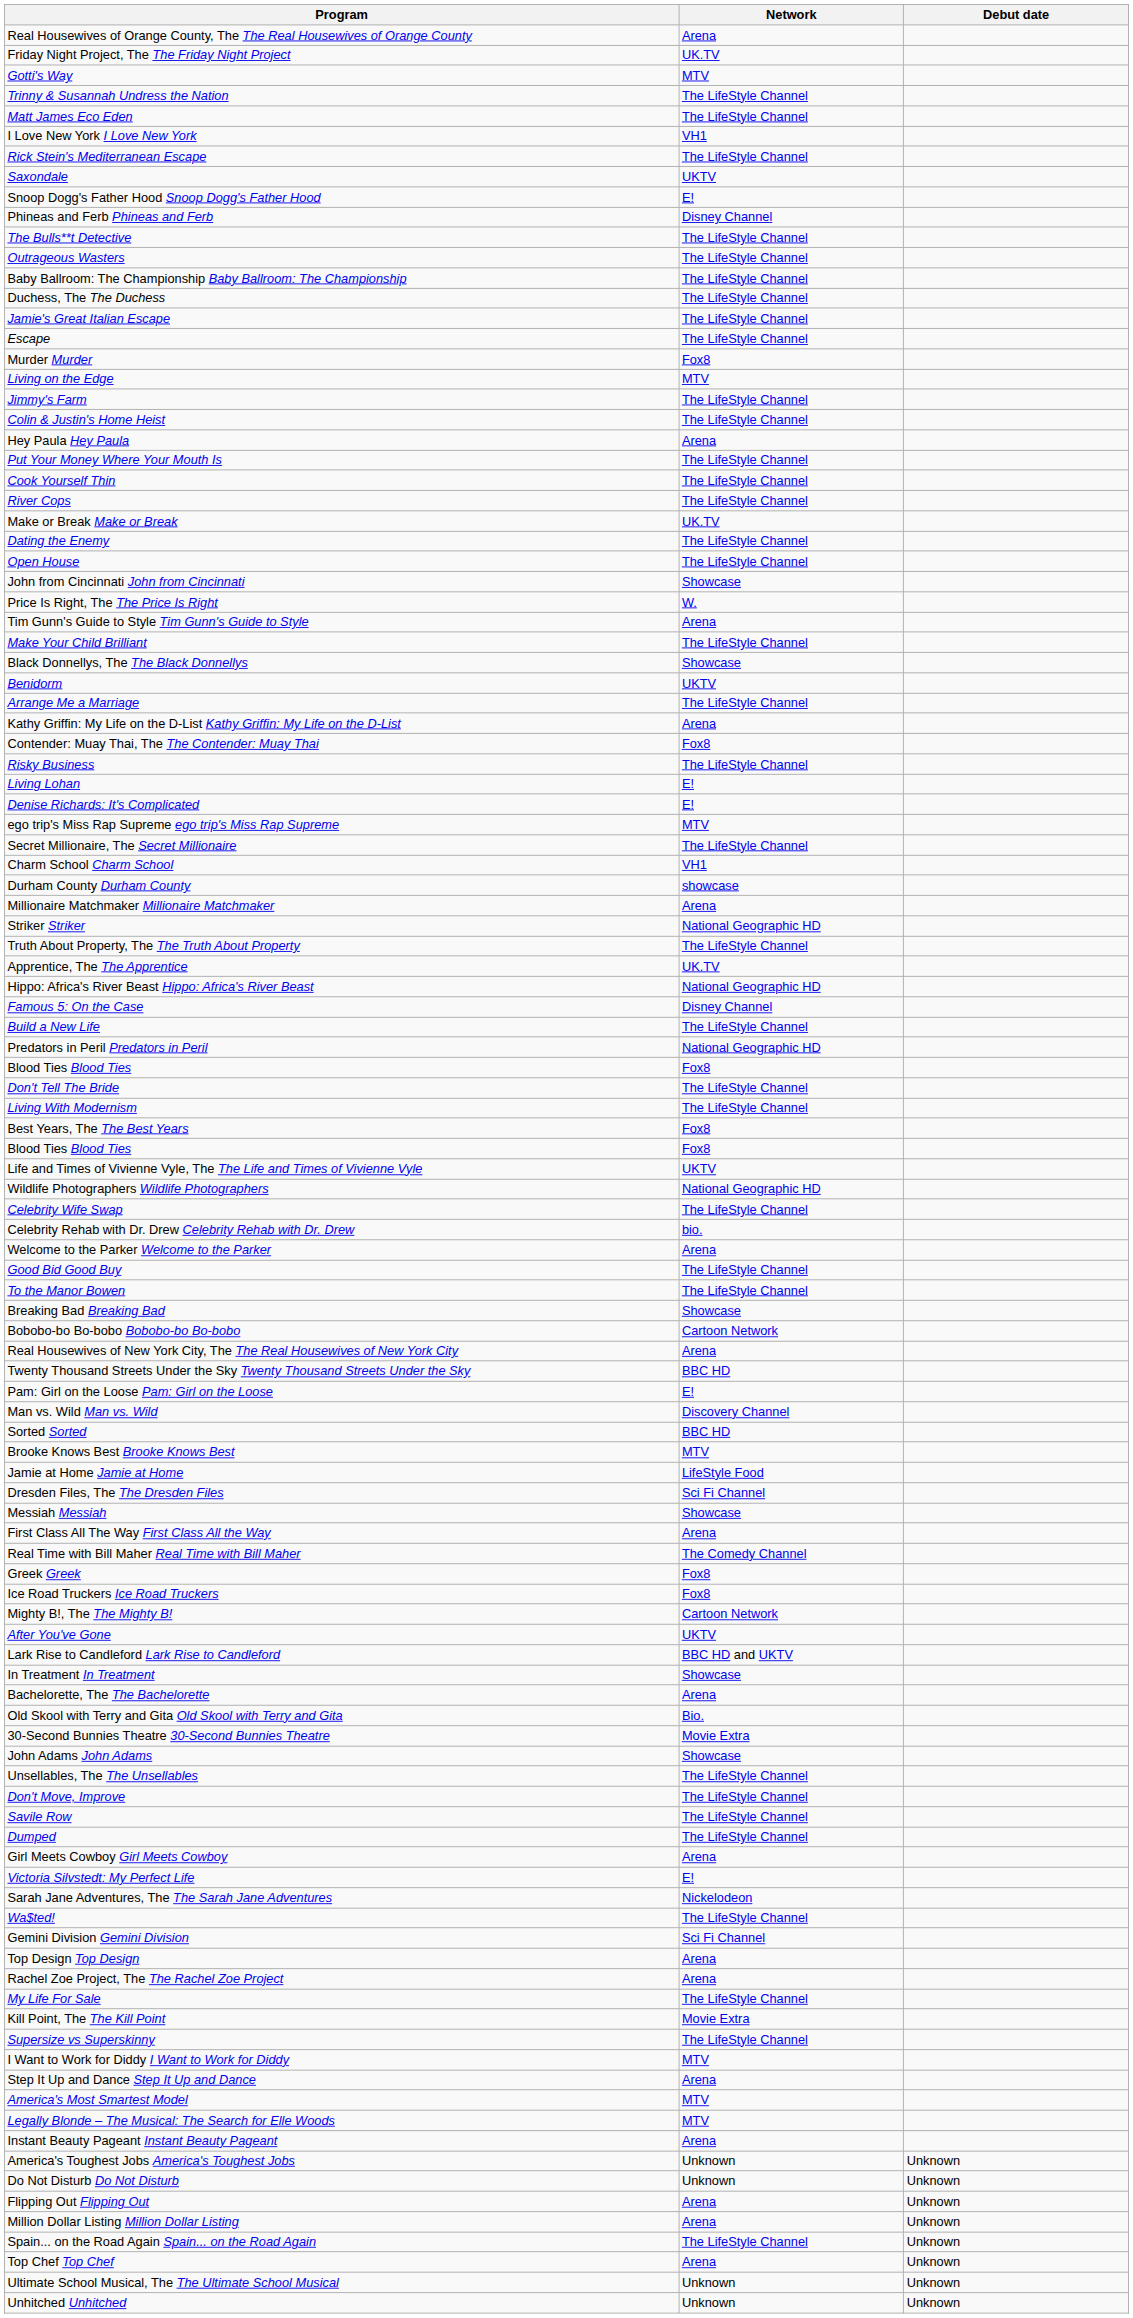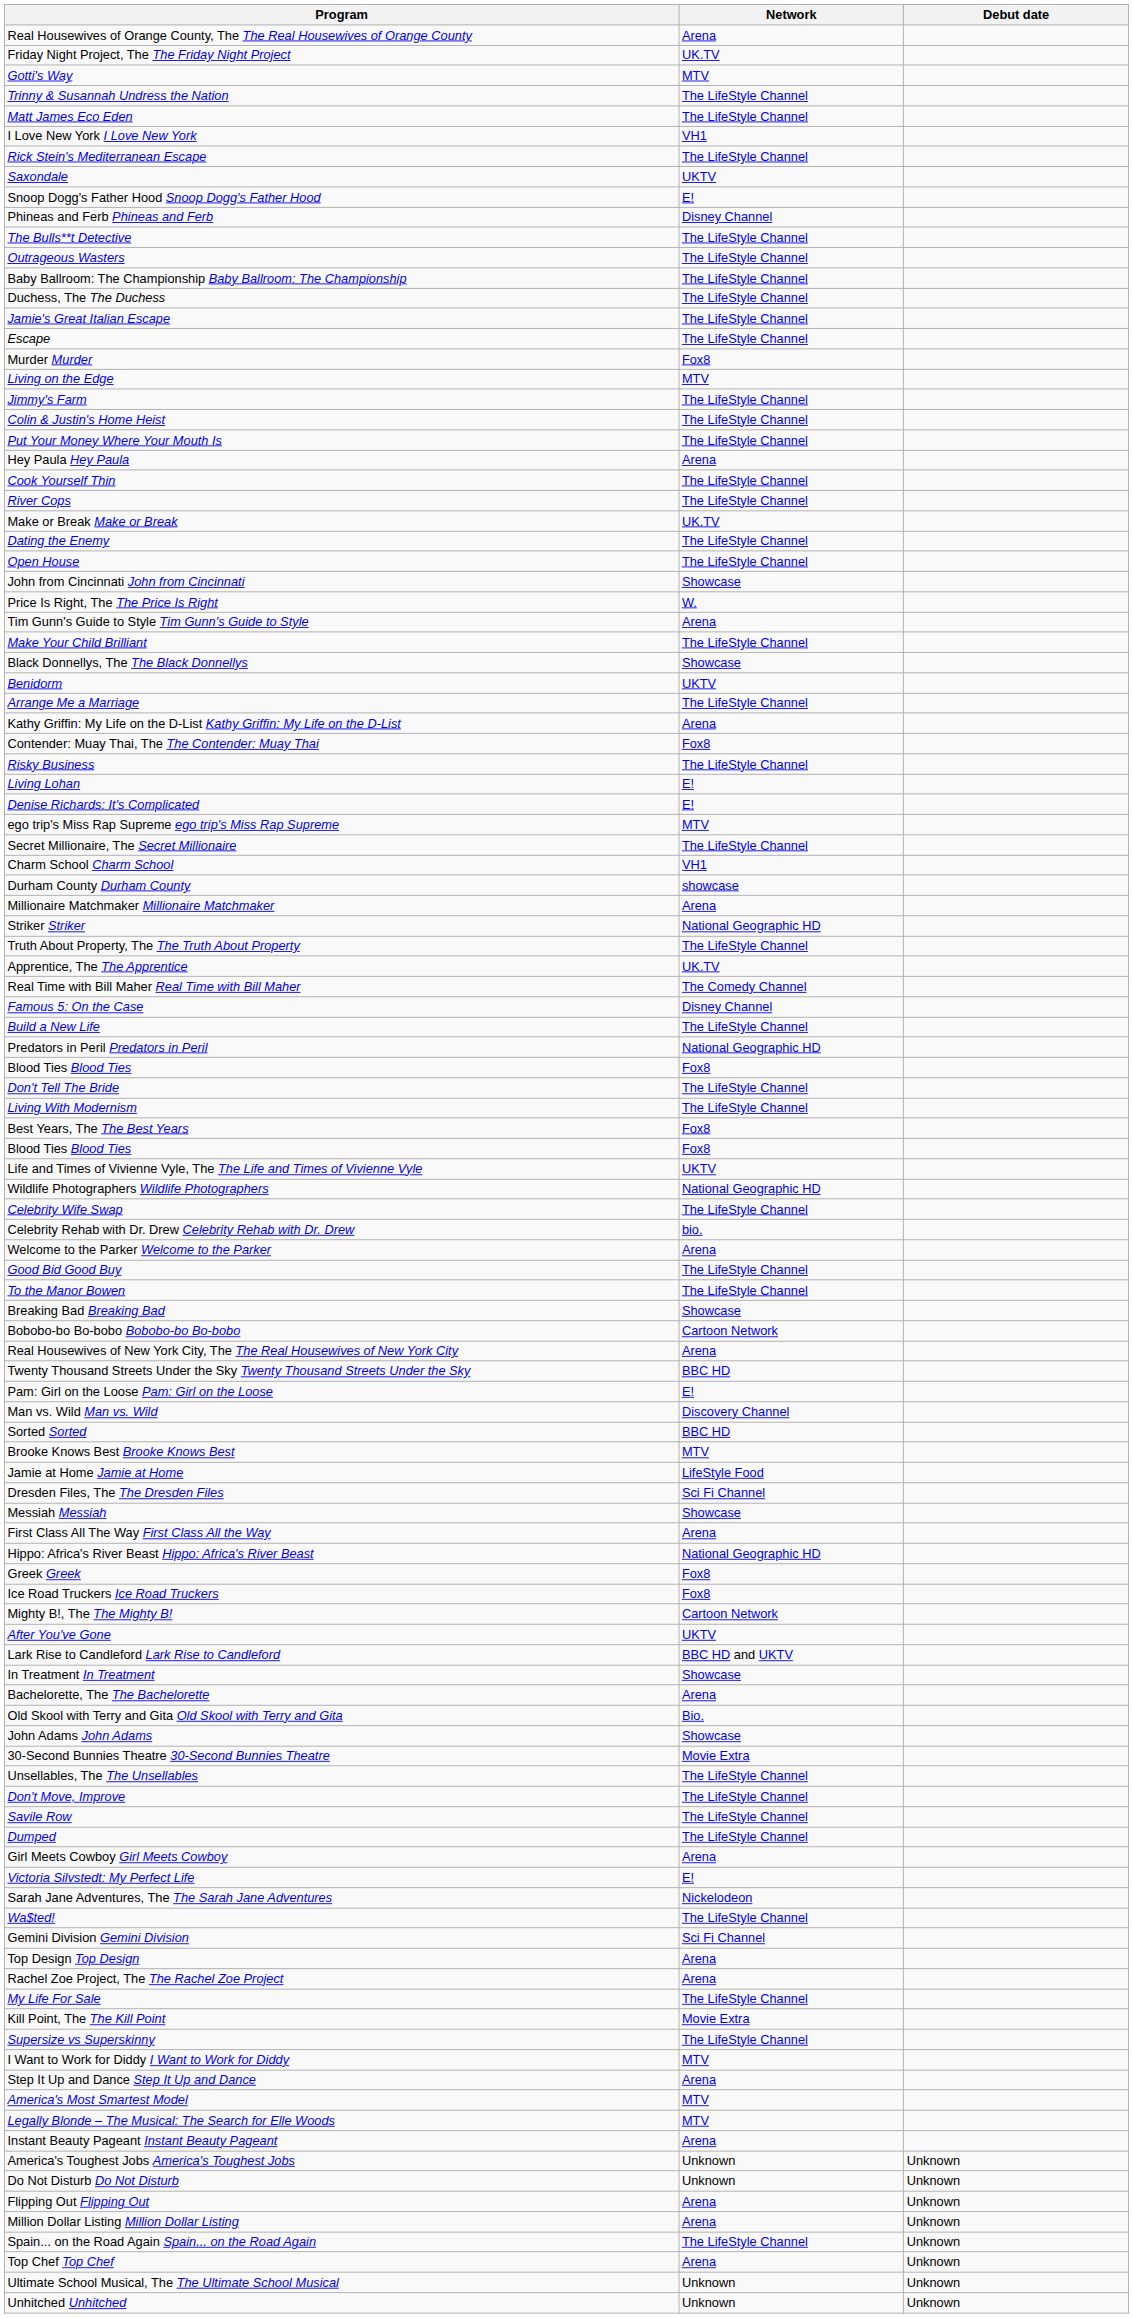rows swapped: (68, 440) <-> (115, 460)
rows swapped: (161, 987) <-> (154, 1554)
rows swapped: (169, 1736) <-> (80, 1756)
